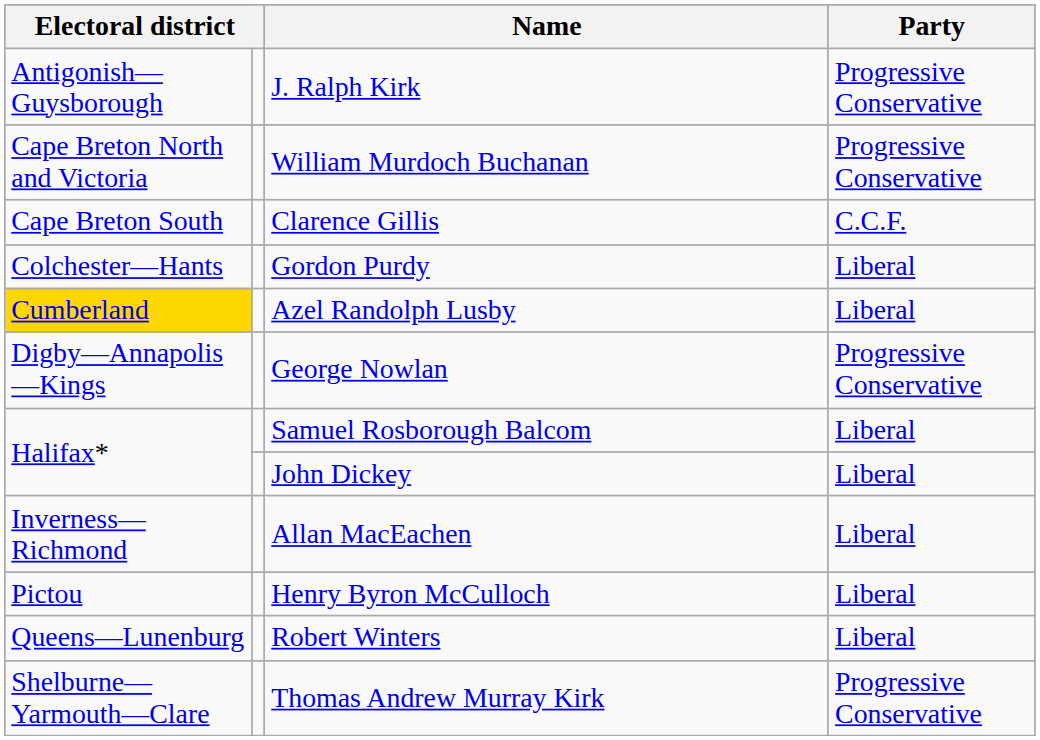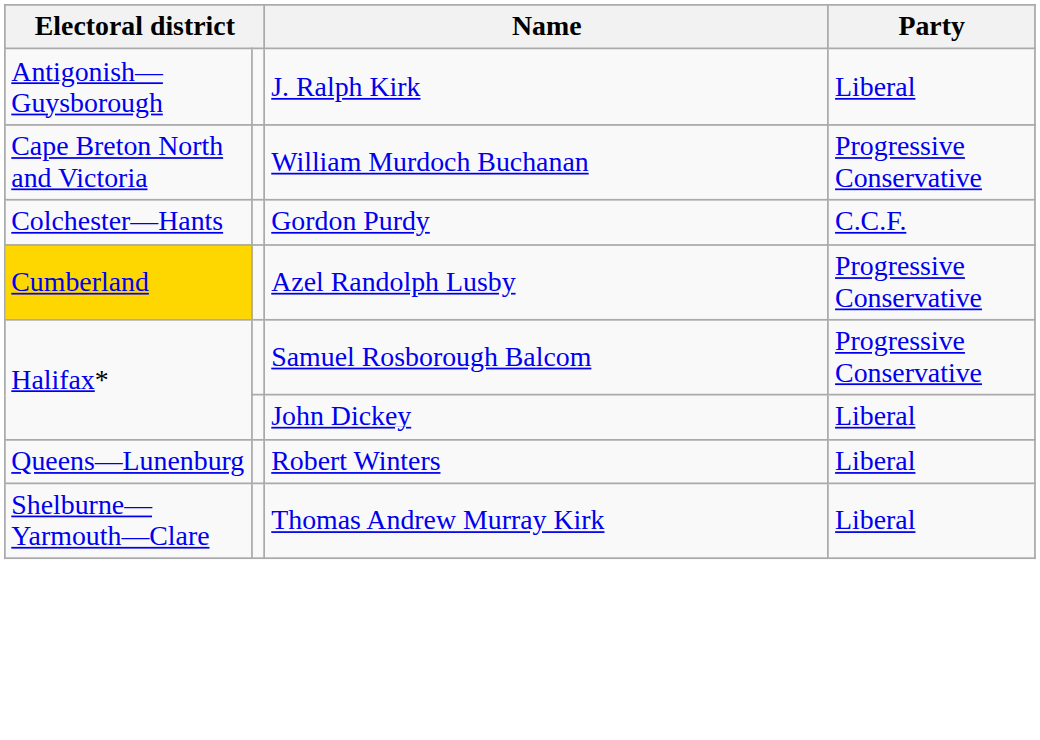(909, 86) Progressive Conservative -> (875, 86) Liberal
- row: (355, 221)
(875, 265) Liberal -> (871, 221) C.C.F.
(875, 309) Liberal -> (909, 281) Progressive Conservative
- row: (360, 369)
(875, 429) Liberal -> (909, 356) Progressive Conservative
- row: (371, 533)
- row: (410, 593)
(909, 697) Progressive Conservative -> (875, 520) Liberal
